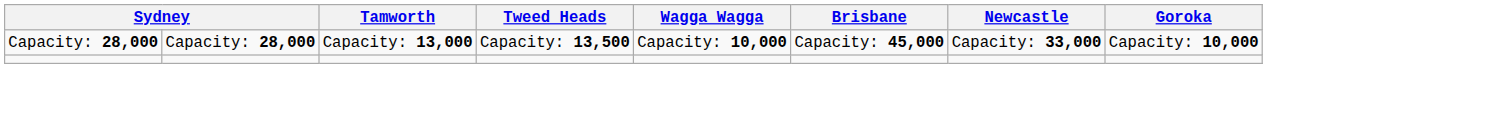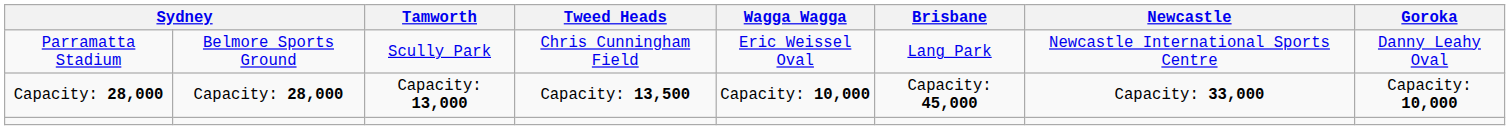+ row: (89, 52)
